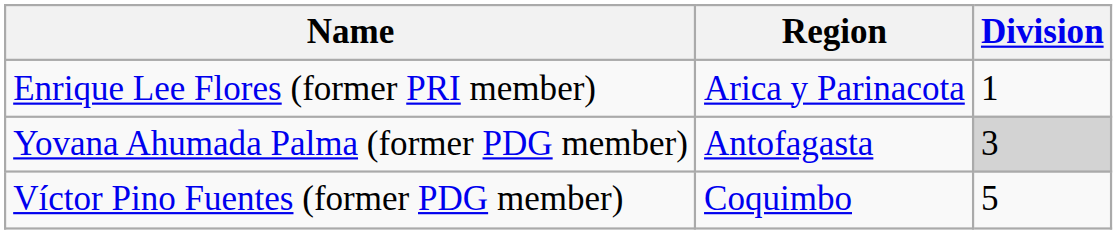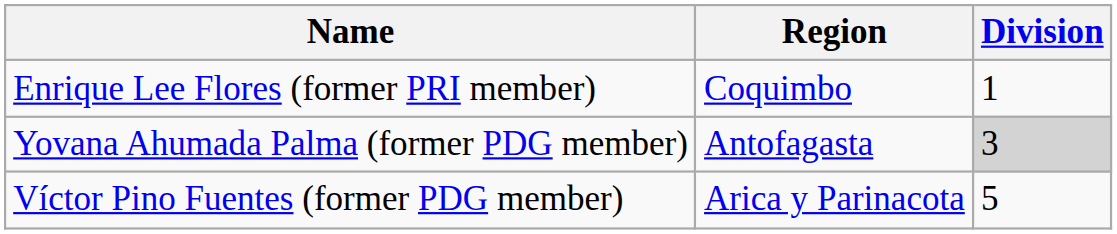(834, 87) Arica y Parinacota -> (778, 87) Coquimbo
(778, 198) Coquimbo -> (834, 198) Arica y Parinacota
